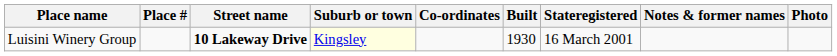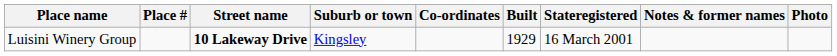(340, 39) lightyellow background -> (340, 39) no background
(521, 39) 1930 -> (521, 39) 1929
